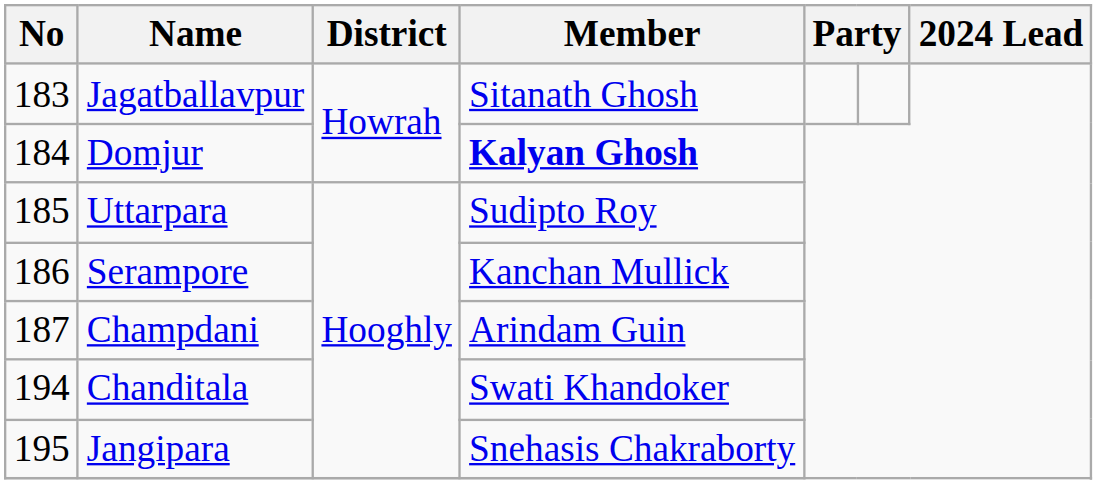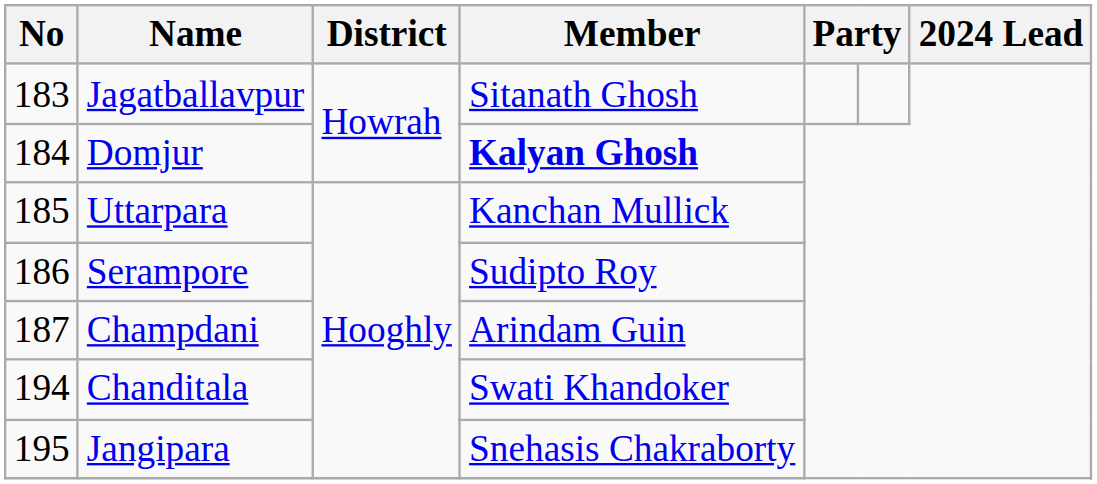(563, 211) Sudipto Roy -> (599, 211) Kanchan Mullick
(599, 270) Kanchan Mullick -> (563, 270) Sudipto Roy
